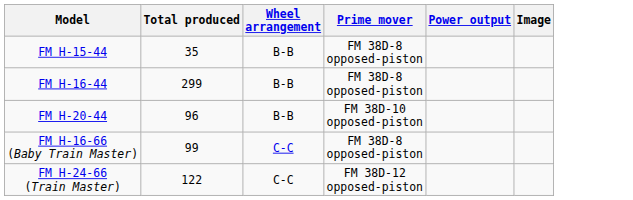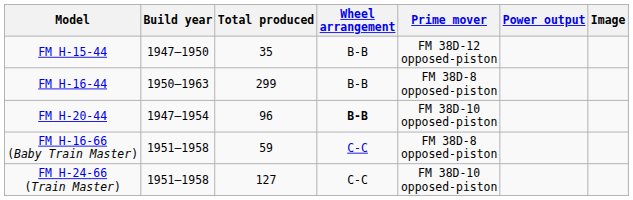+ column: (178, 20)
(375, 52) FM 38D-8 opposed-piston -> (449, 52) FM 38D-12 opposed-piston
(283, 116) normal -> (358, 116) bold
(192, 148) 99 -> (266, 148) 59
(192, 180) 122 -> (266, 180) 127
(375, 180) FM 38D-12 opposed-piston -> (449, 180) FM 38D-10 opposed-piston
